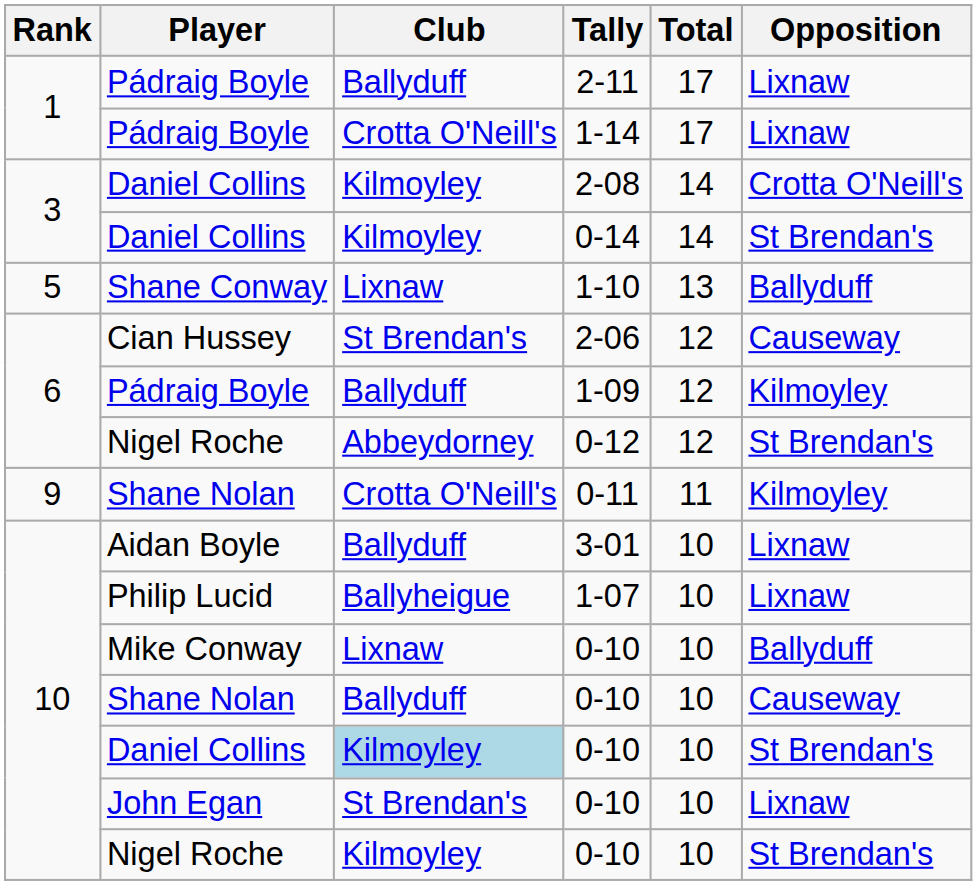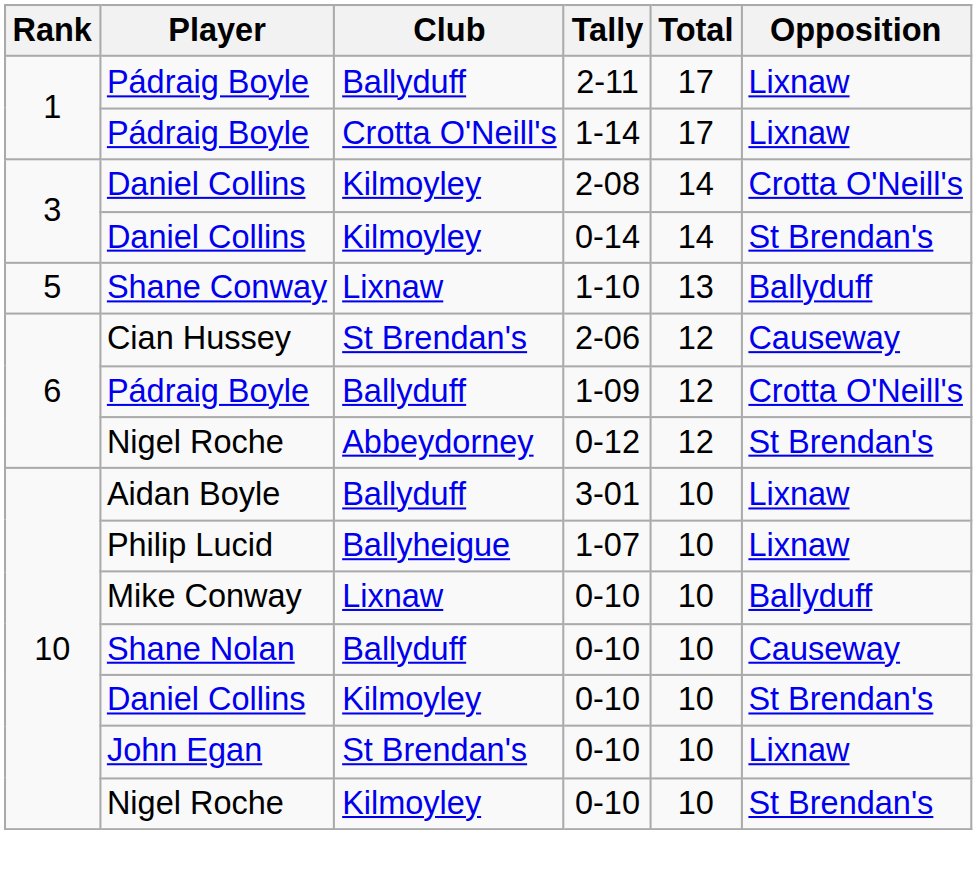(818, 390) Kilmoyley -> (856, 390) Crotta O'Neill's
- row: (201, 493)
(412, 751) lightblue background -> (412, 699) no background
